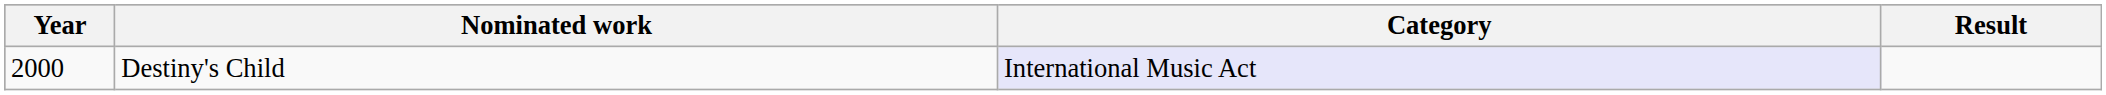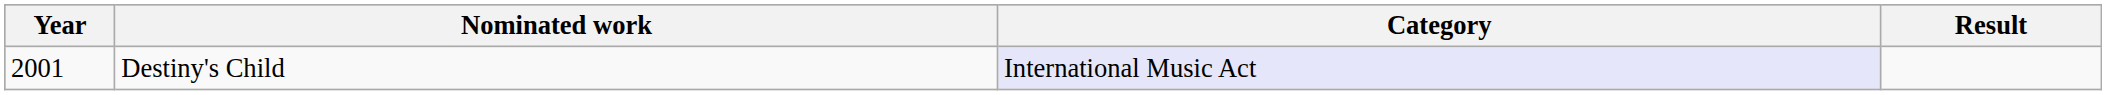(38, 67) 2000 -> (38, 67) 2001
